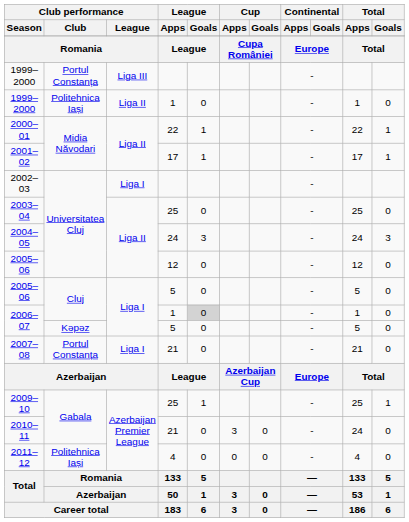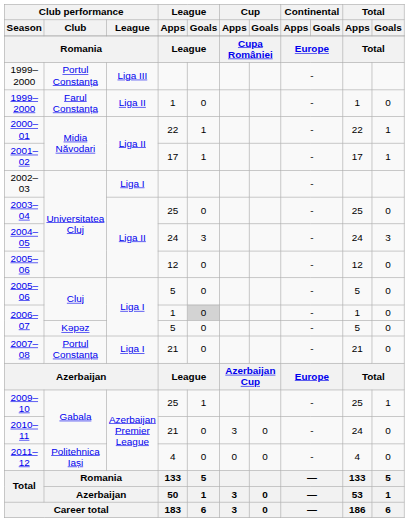(75, 103) Politehnica Iași -> (75, 103) Farul Constanța
